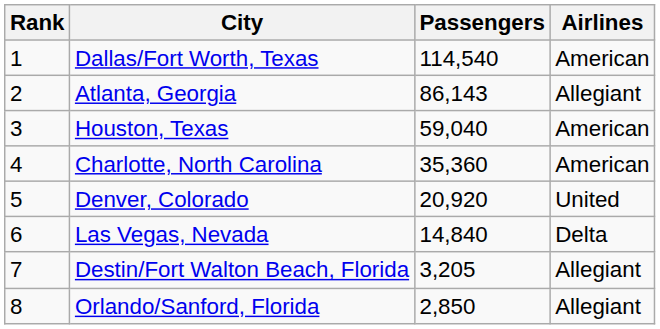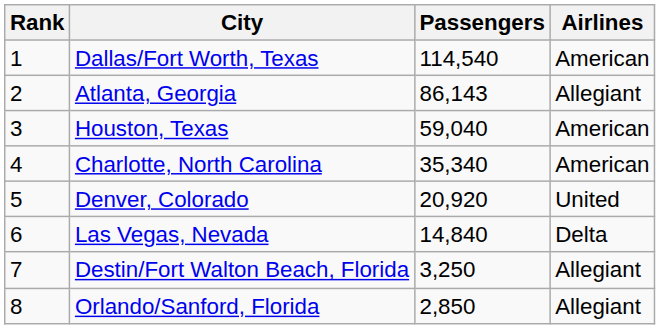(454, 164) 35,360 -> (454, 164) 35,340
(447, 270) 3,205 -> (447, 270) 3,250
